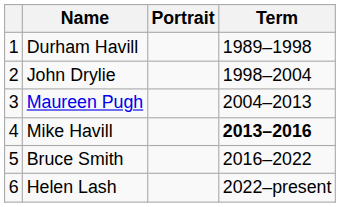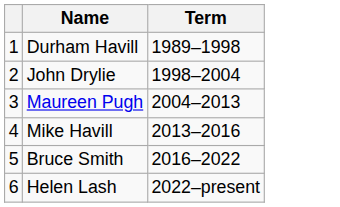- column: (183, 18)
(267, 131) bold -> (196, 131) normal
